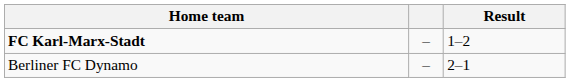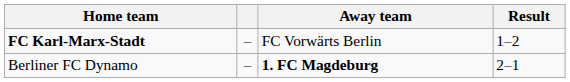+ column: (375, 16)
